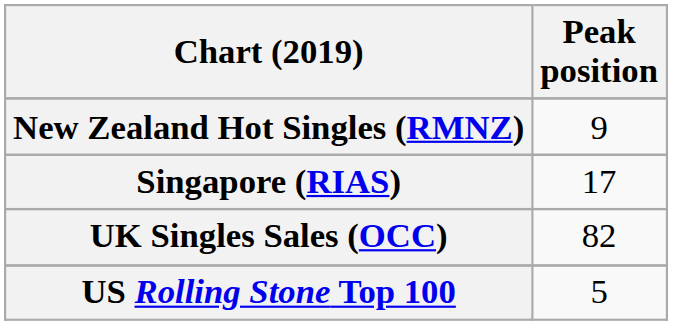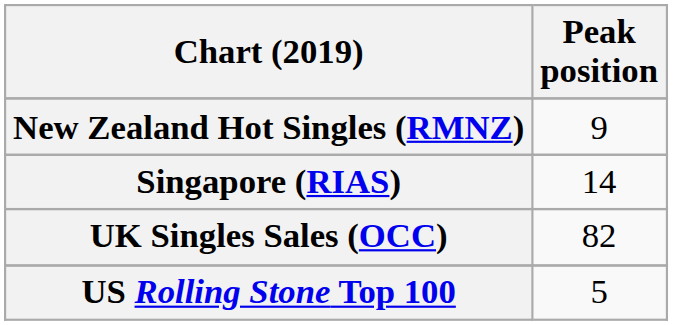(599, 181) 17 -> (599, 181) 14
